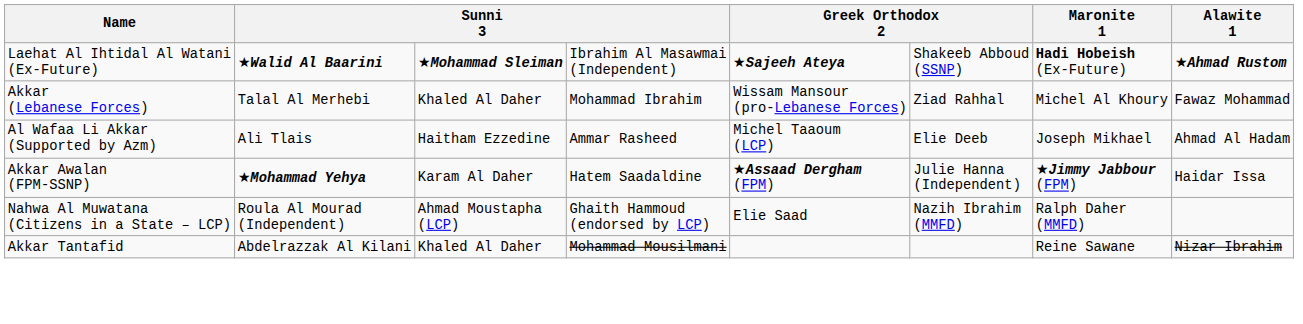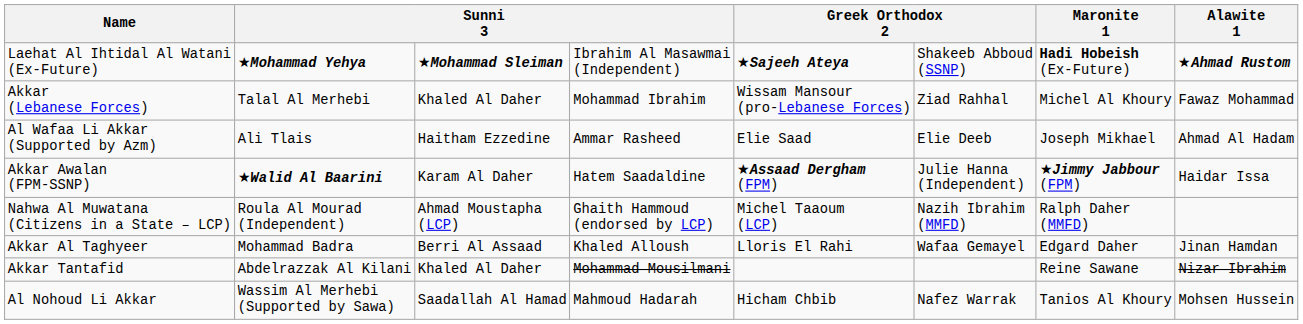(310, 63) ★Walid Al Baarini -> (302, 63) ★Mohammad Yehya
(787, 139) Michel Taaoum (LCP) -> (774, 139) Elie Saad
(302, 178) ★Mohammad Yehya -> (310, 178) ★Walid Al Baarini
(770, 217) Elie Saad -> (791, 217) Michel Taaoum (LCP)
+ row: (78, 247)
+ row: (82, 300)
